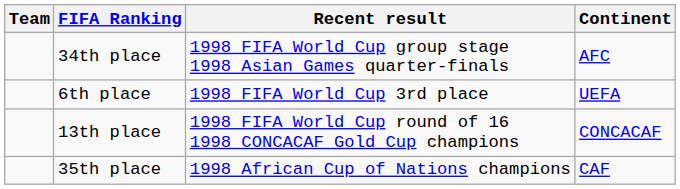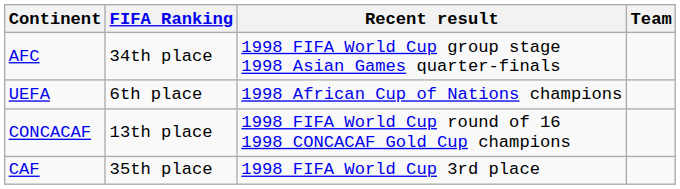columns swapped: (29, 19) <-> (625, 19)
(339, 94) 1998 FIFA World Cup 3rd place -> (432, 94) 1998 African Cup of Nations champions
(380, 170) 1998 African Cup of Nations champions -> (391, 170) 1998 FIFA World Cup 3rd place
